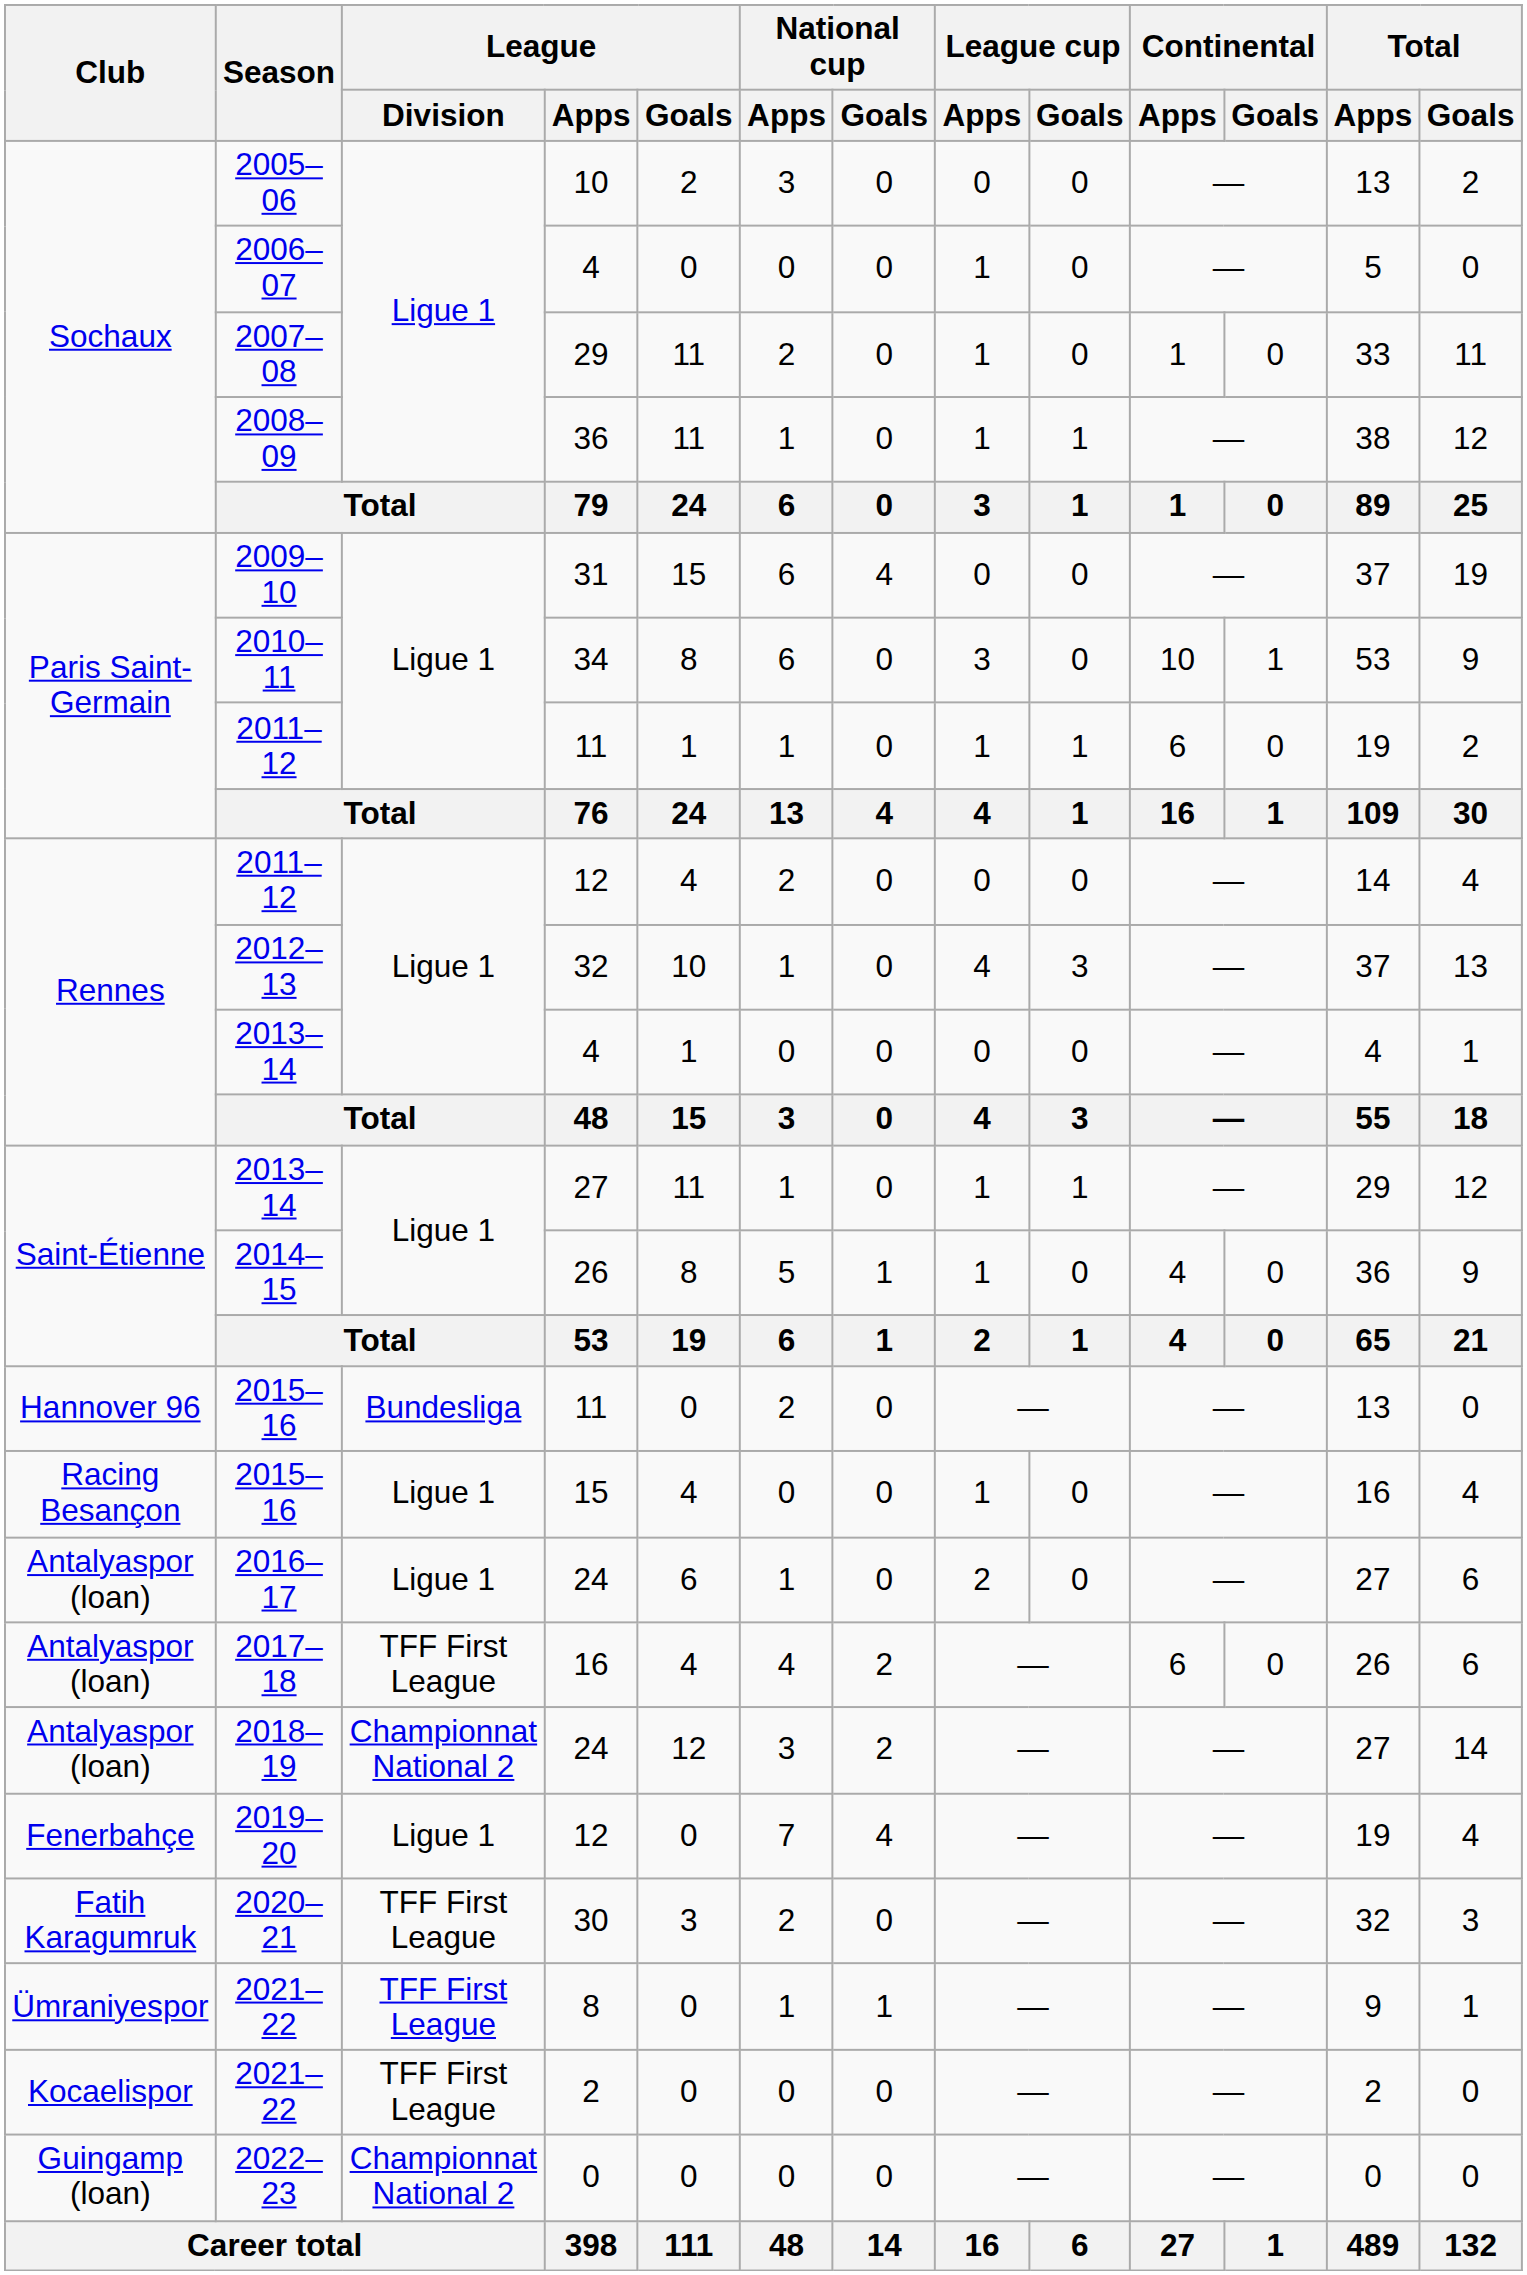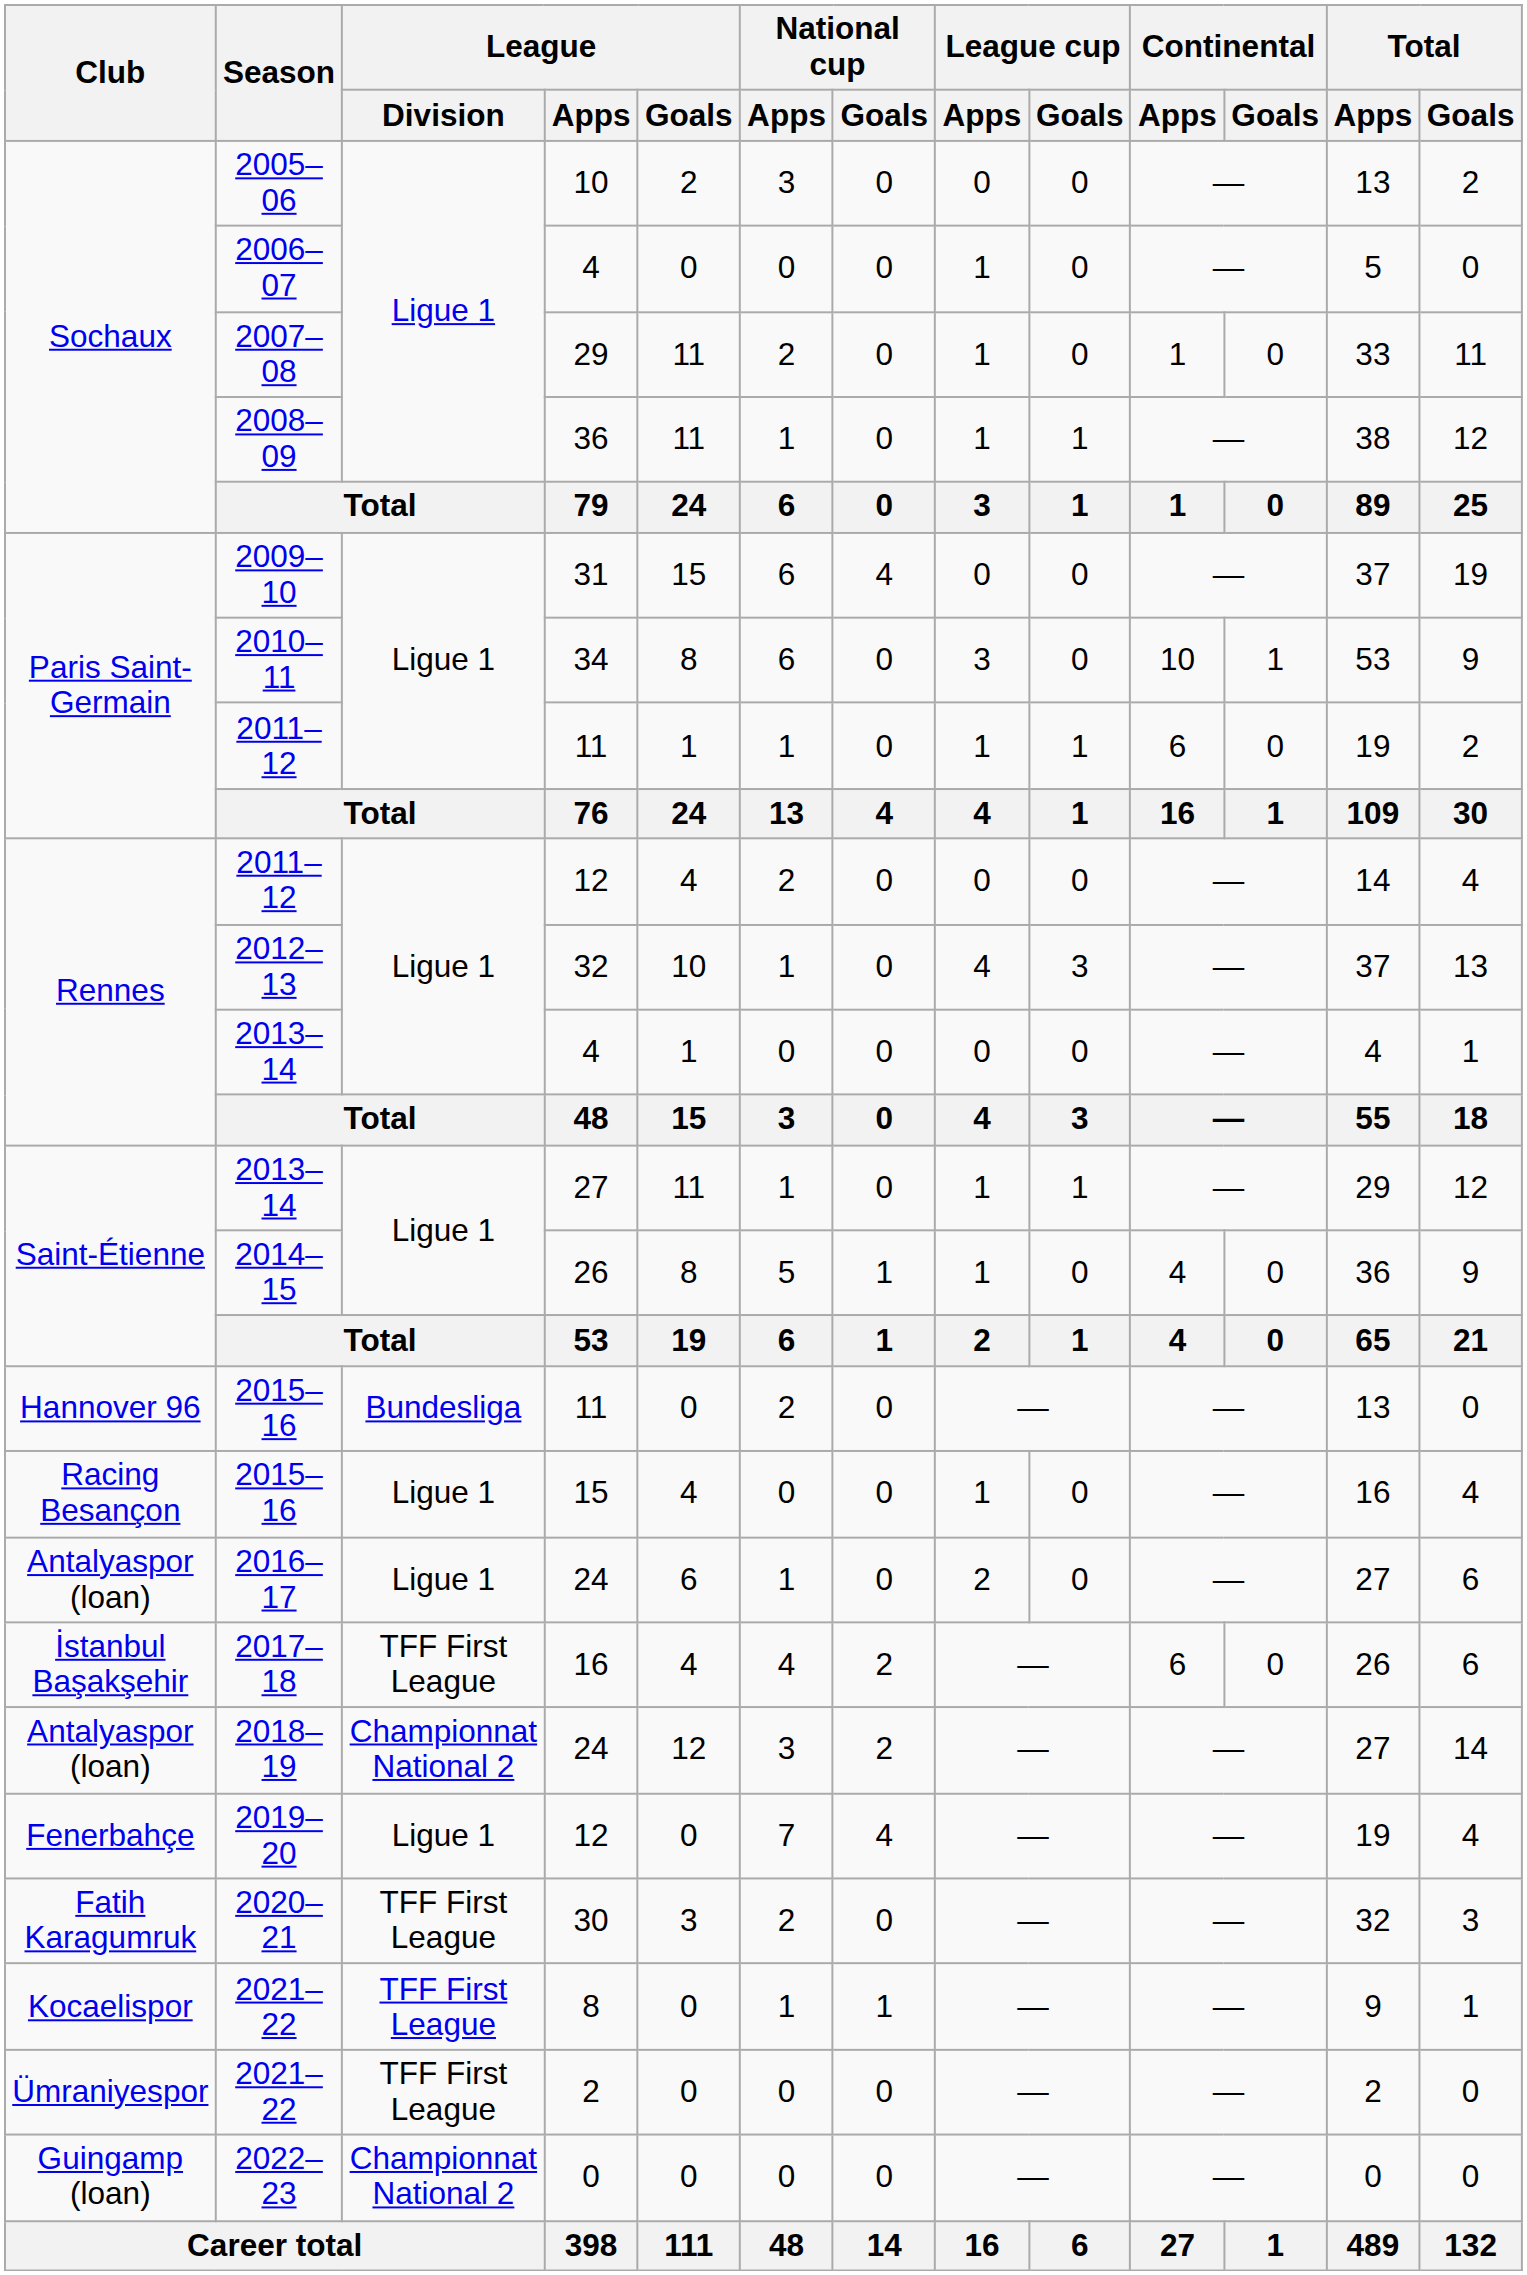(110, 1664) Antalyaspor (loan) -> (110, 1664) İstanbul Başakşehir
(110, 2006) Ümraniyespor -> (110, 2006) Kocaelispor
(110, 2091) Kocaelispor -> (110, 2091) Ümraniyespor
